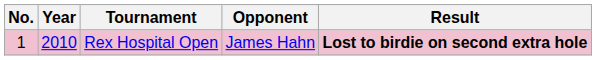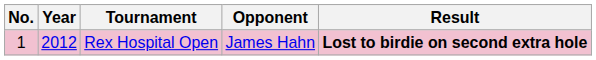(59, 43) 2010 -> (59, 43) 2012
